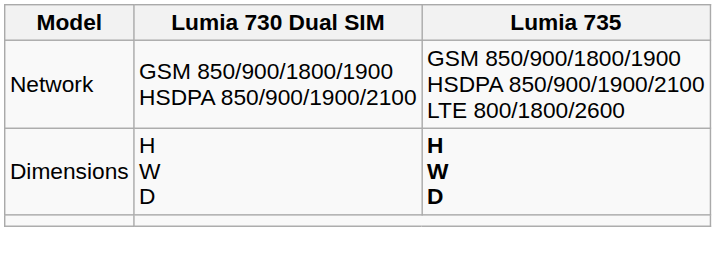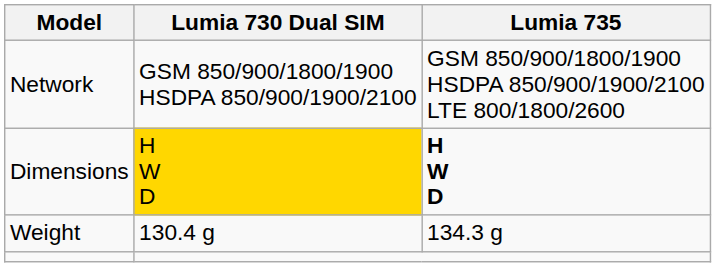(150, 171) no background -> (150, 171) gold background
+ row: (45, 232)
